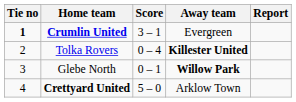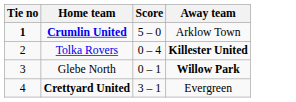- column: (271, 13)
(149, 32) 3 – 1 -> (149, 32) 5 – 0
(208, 32) Evergreen -> (208, 32) Arklow Town
(149, 87) 5 – 0 -> (149, 87) 3 – 1
(208, 87) Arklow Town -> (208, 87) Evergreen
